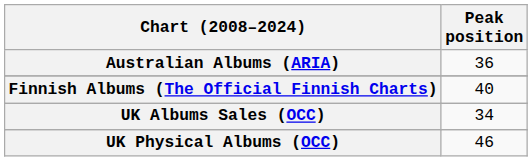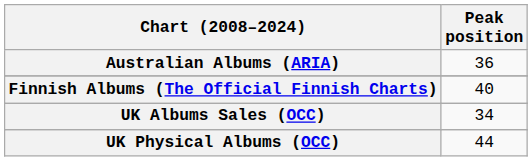(484, 143) 46 -> (484, 143) 44
